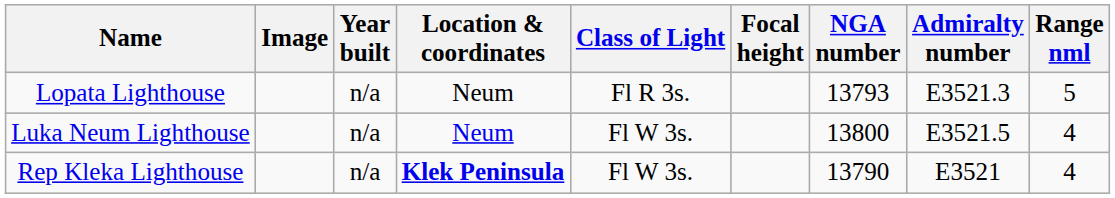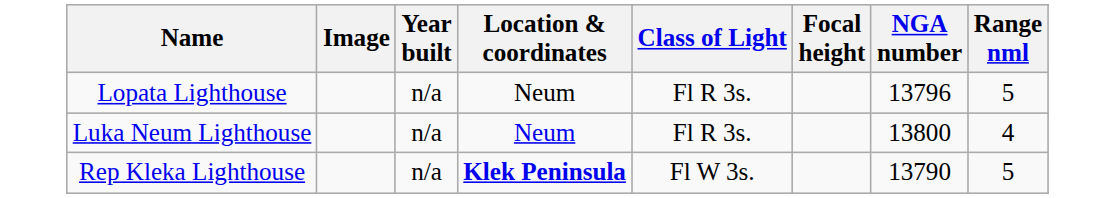- column: (968, 38)
(858, 92) 13793 -> (920, 92) 13796
(651, 132) Fl W 3s. -> (712, 132) Fl R 3s.
(1070, 172) 4 -> (1008, 172) 5
